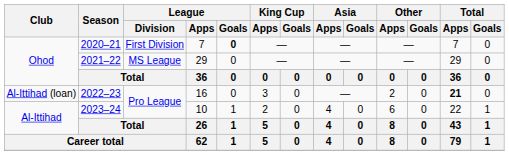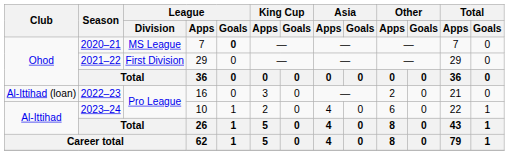(155, 45) First Division -> (155, 45) MS League
(155, 61) MS League -> (155, 61) First Division
(456, 93) bold -> (456, 93) normal
